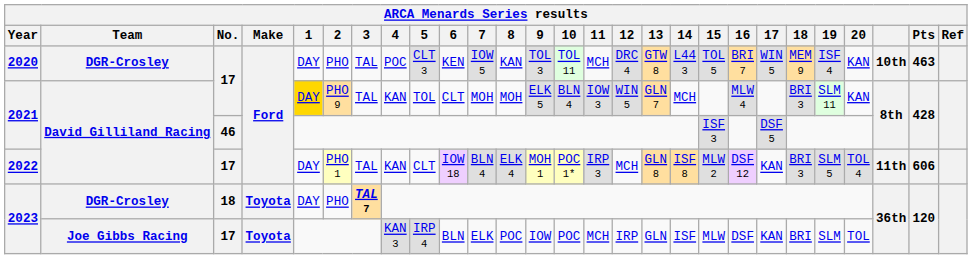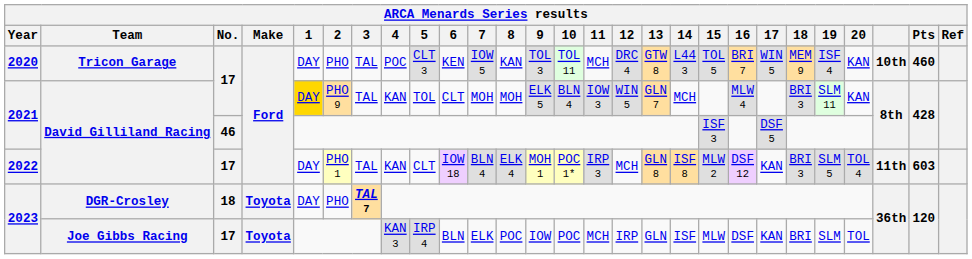(127, 63) DGR-Crosley -> (127, 63) Tricon Garage
(924, 63) 463 -> (924, 63) 460
(924, 167) 606 -> (924, 167) 603
